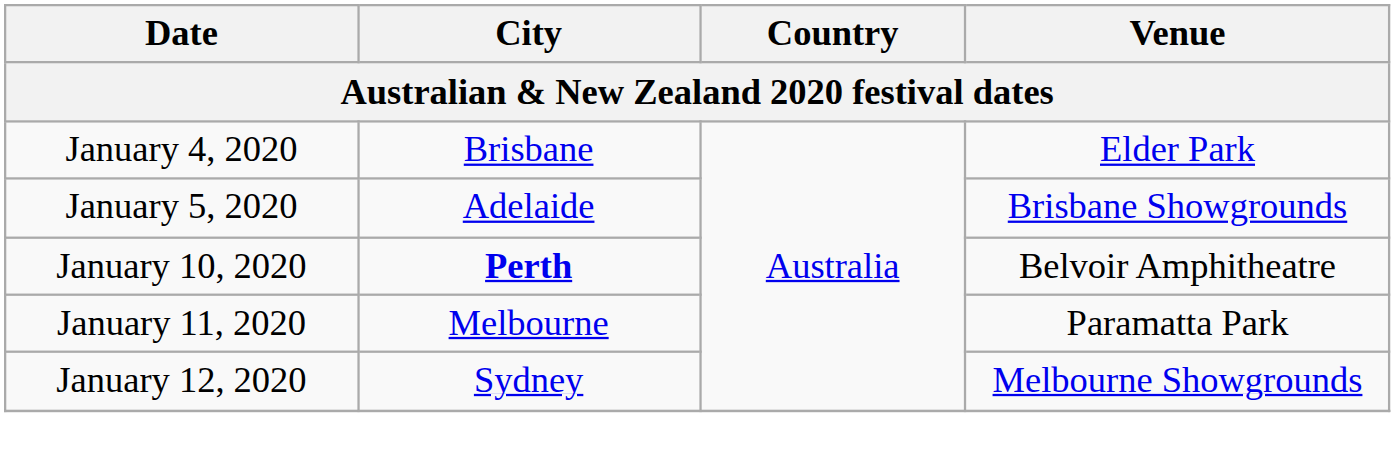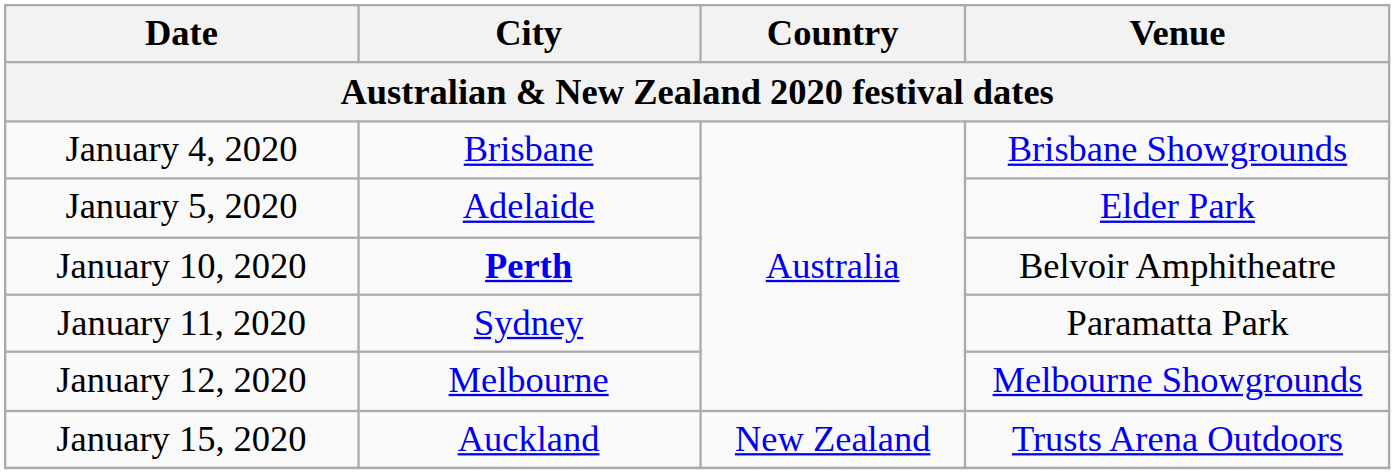(1178, 149) Elder Park -> (1178, 149) Brisbane Showgrounds
(1178, 206) Brisbane Showgrounds -> (1178, 206) Elder Park
(529, 322) Melbourne -> (529, 322) Sydney
(529, 380) Sydney -> (529, 380) Melbourne
+ row: (181, 438)
